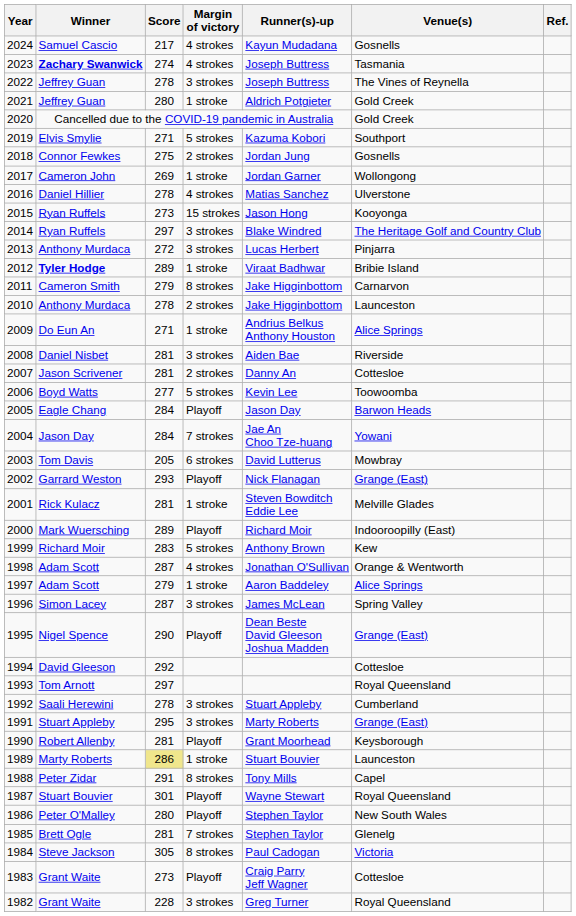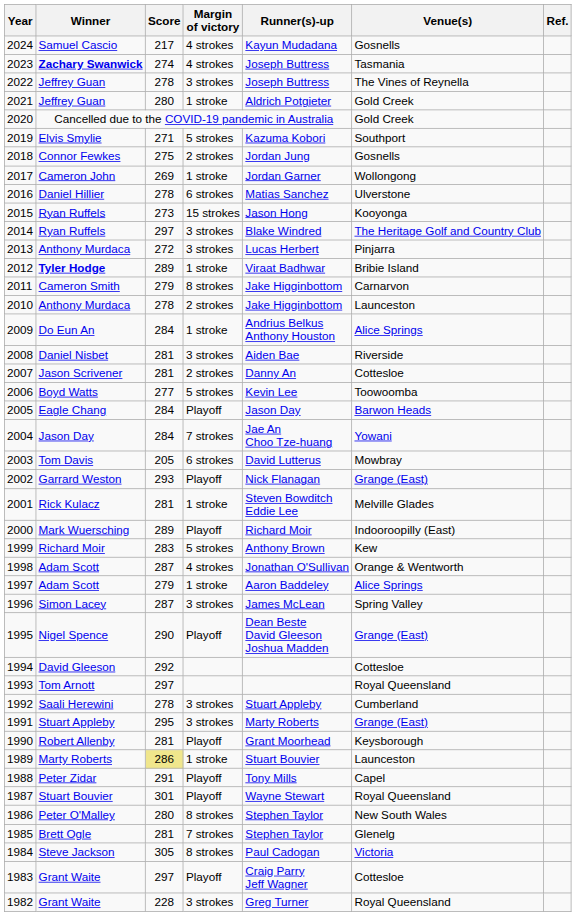(210, 194) 4 strokes -> (210, 194) 6 strokes
(164, 330) 271 -> (164, 330) 284
(210, 778) 8 strokes -> (204, 778) Playoff
(204, 815) Playoff -> (210, 815) 8 strokes
(164, 877) 273 -> (164, 877) 297
